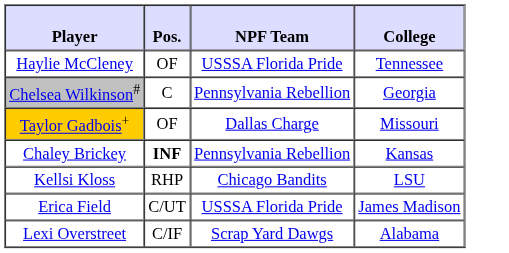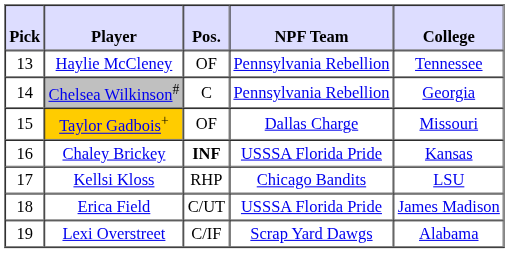+ column: (25, 36)
(272, 63) USSSA Florida Pride -> (311, 63) Pennsylvania Rebellion
(272, 152) Pennsylvania Rebellion -> (311, 152) USSSA Florida Pride
